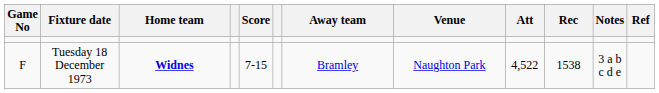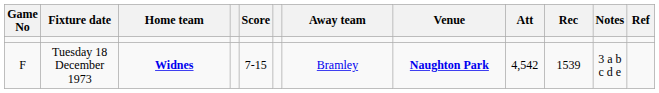(449, 65) normal -> (449, 65) bold
(525, 65) 4,522 -> (525, 65) 4,542
(568, 65) 1538 -> (568, 65) 1539
